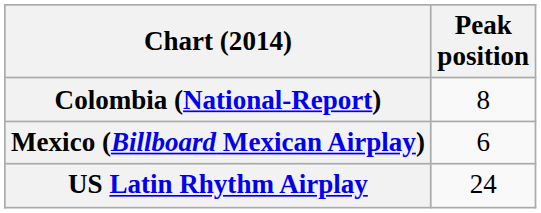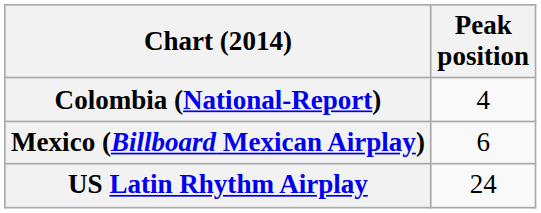(483, 99) 8 -> (483, 99) 4
